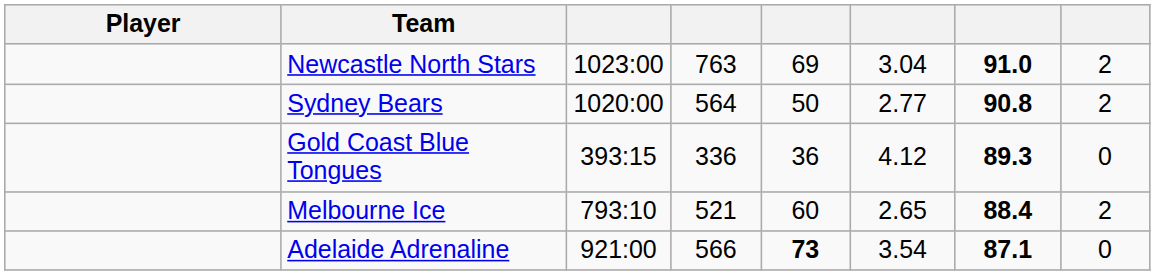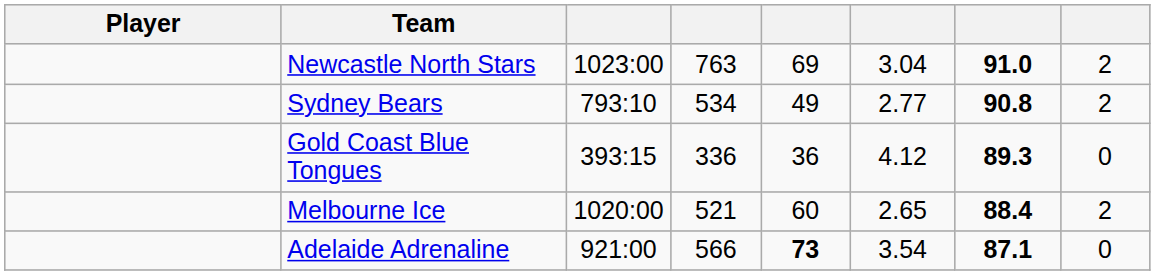(619, 103) 1020:00 -> (619, 103) 793:10
(716, 103) 564 -> (716, 103) 534
(805, 103) 50 -> (805, 103) 49
(619, 210) 793:10 -> (619, 210) 1020:00
